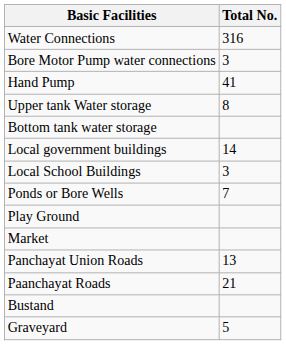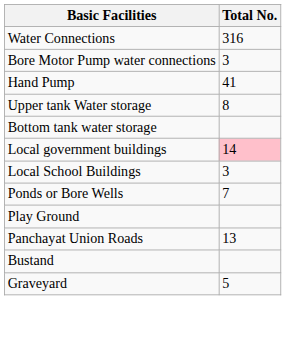(229, 149) no background -> (229, 149) pink background
- row: (28, 238)
- row: (59, 283)
